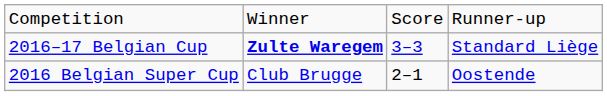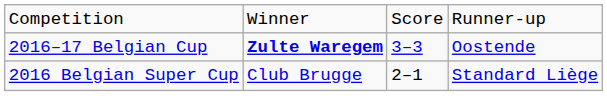(525, 47) Standard Liège -> (494, 47) Oostende
(494, 76) Oostende -> (525, 76) Standard Liège
